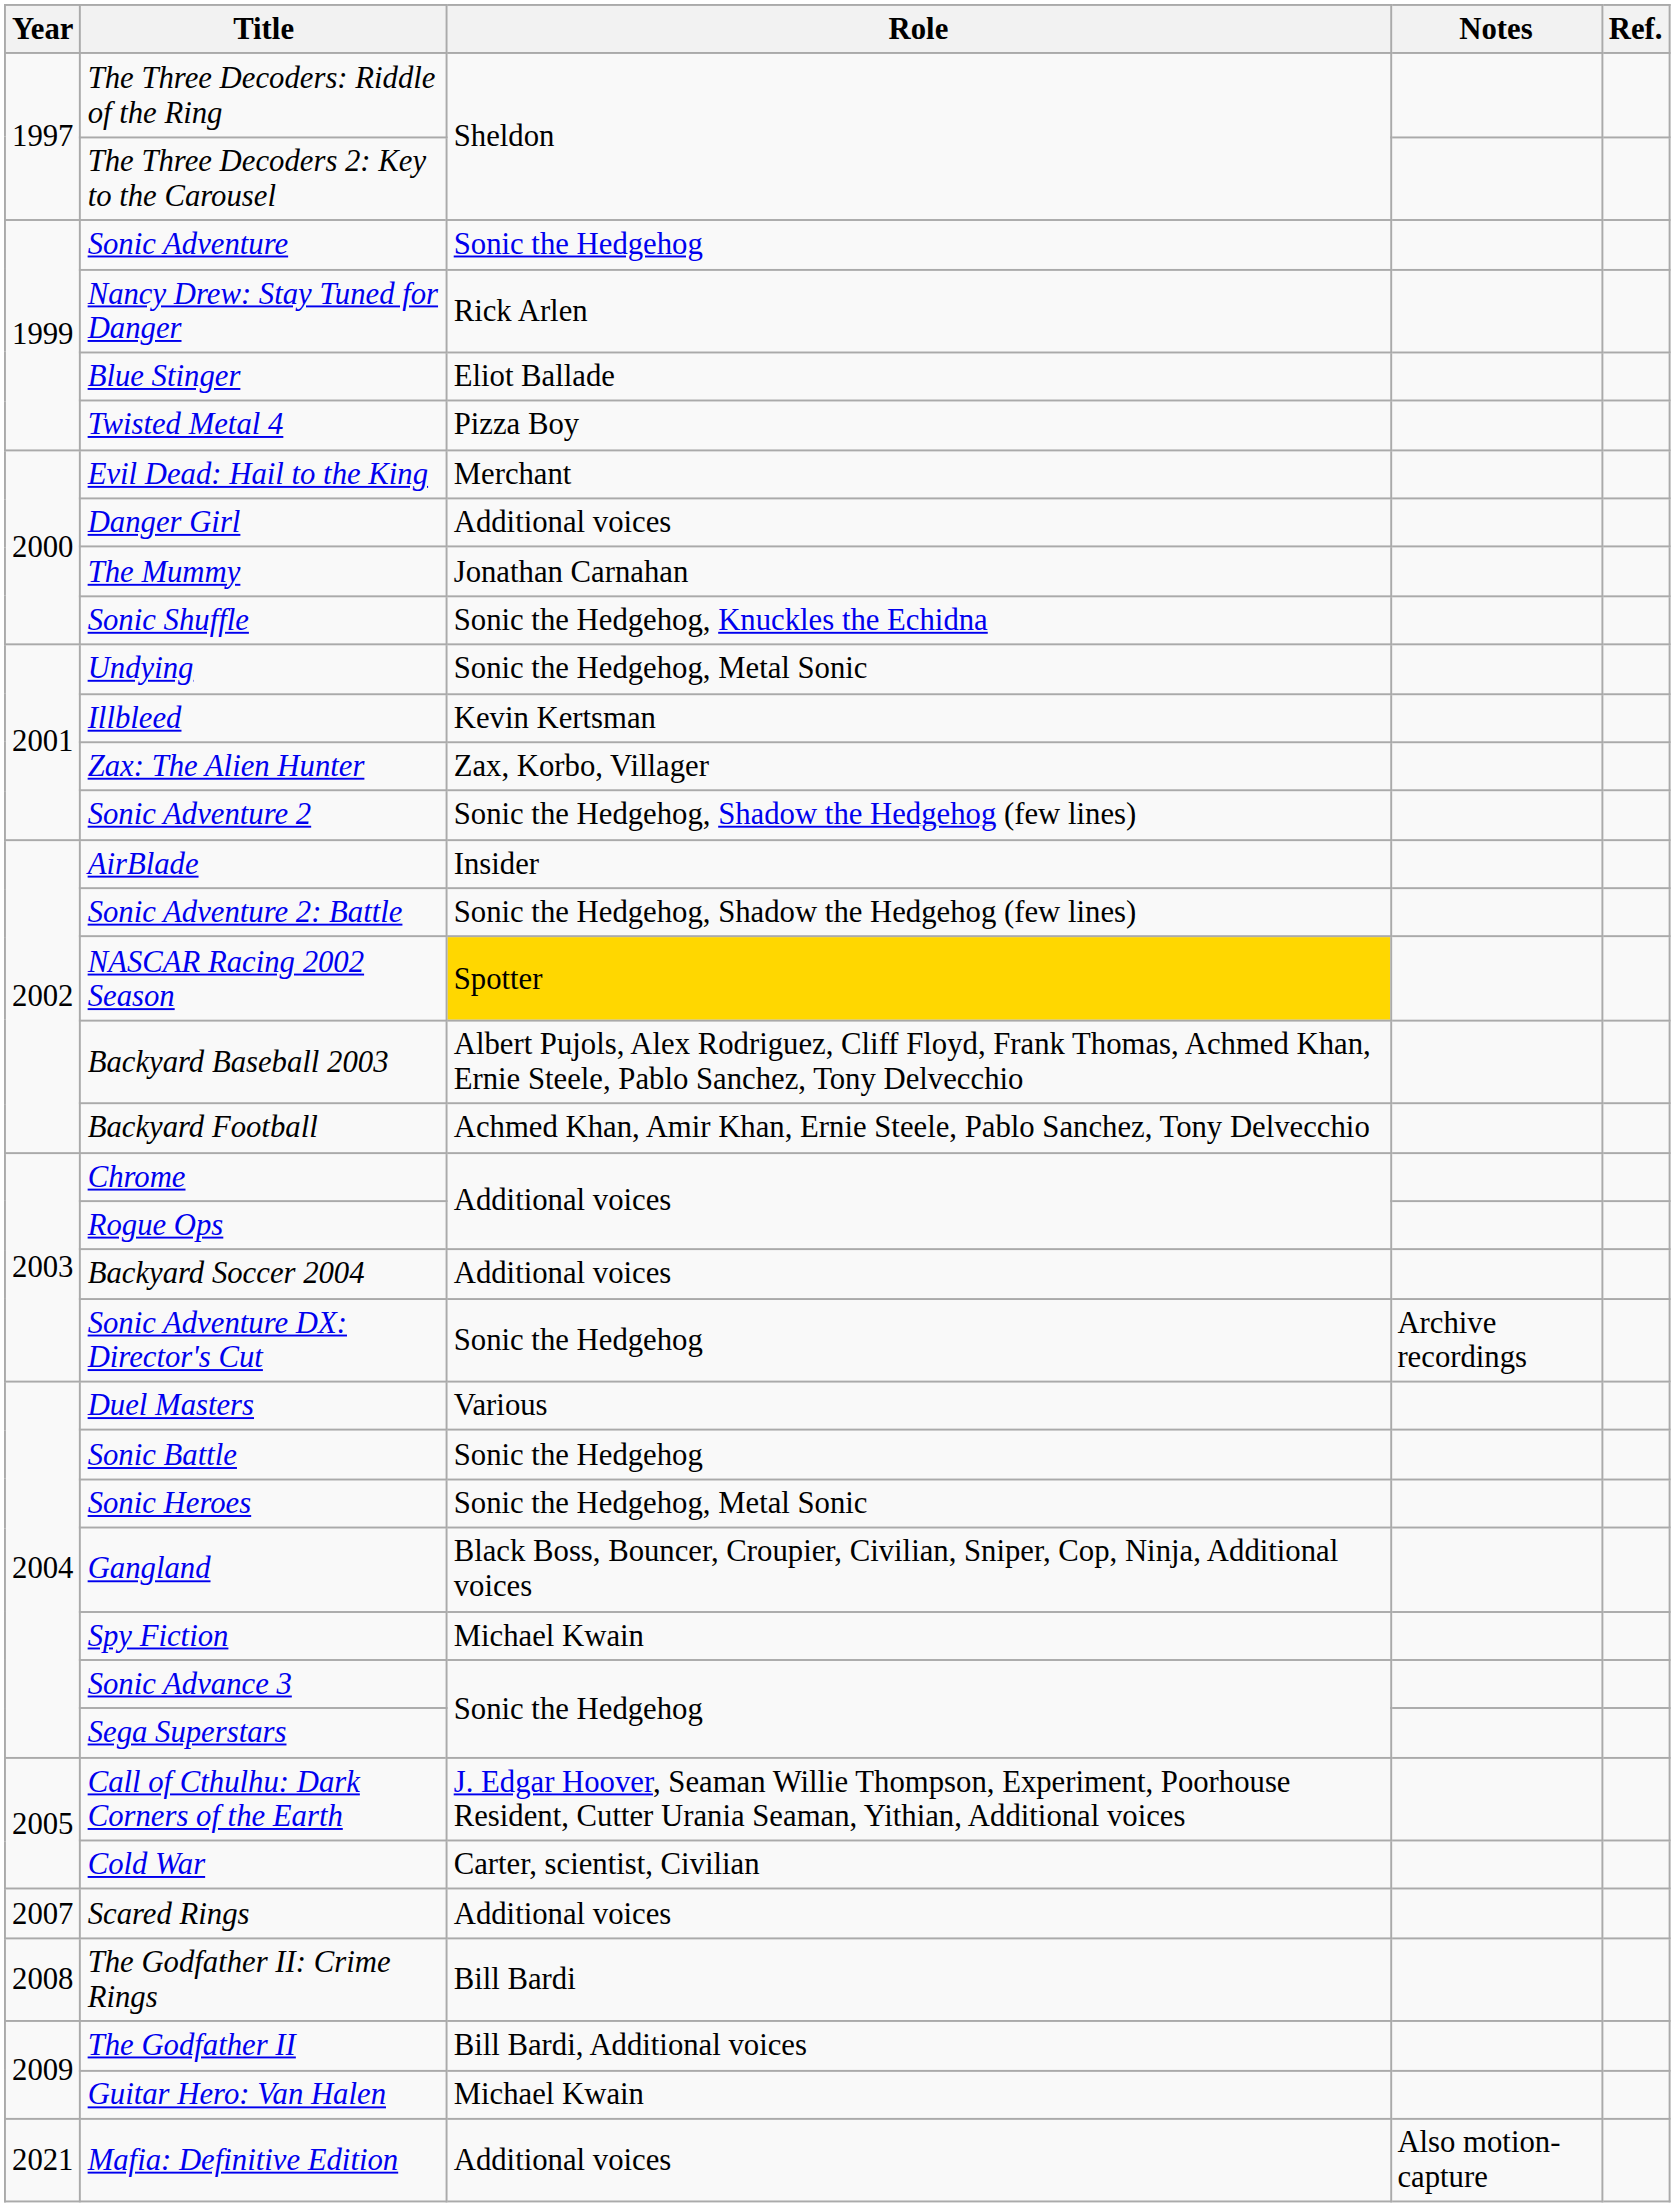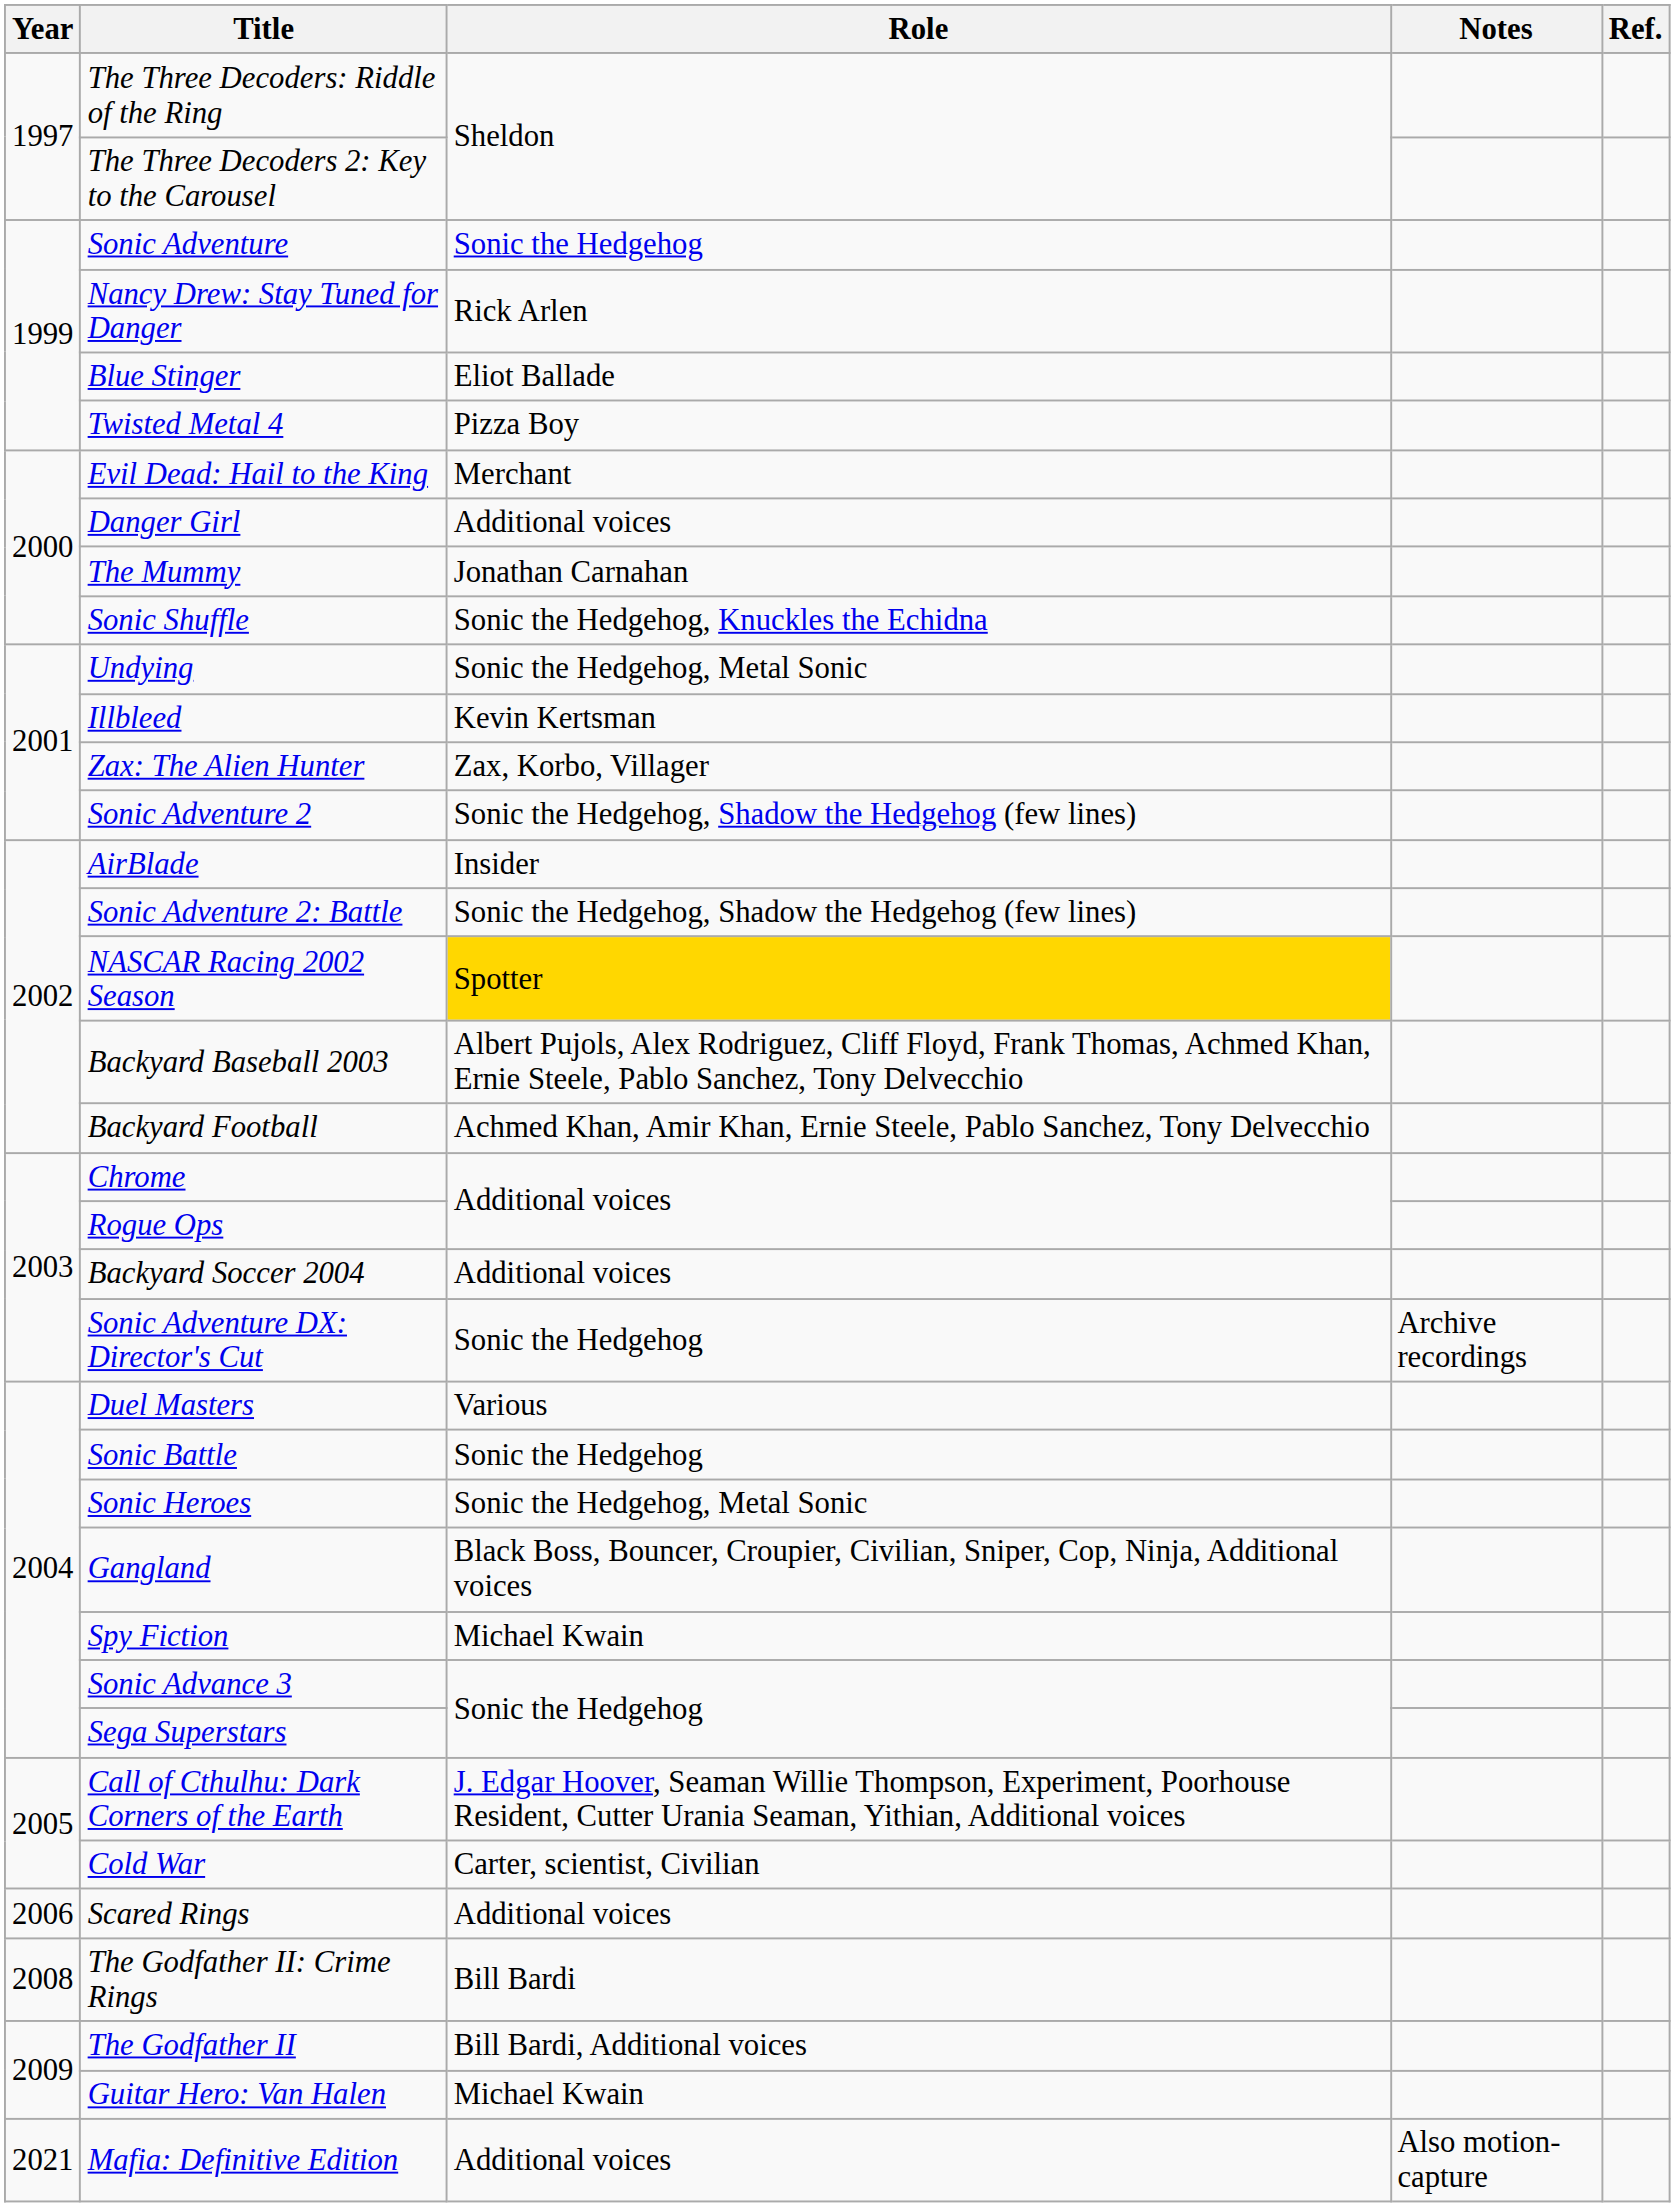(43, 1913) 2007 -> (43, 1913) 2006
